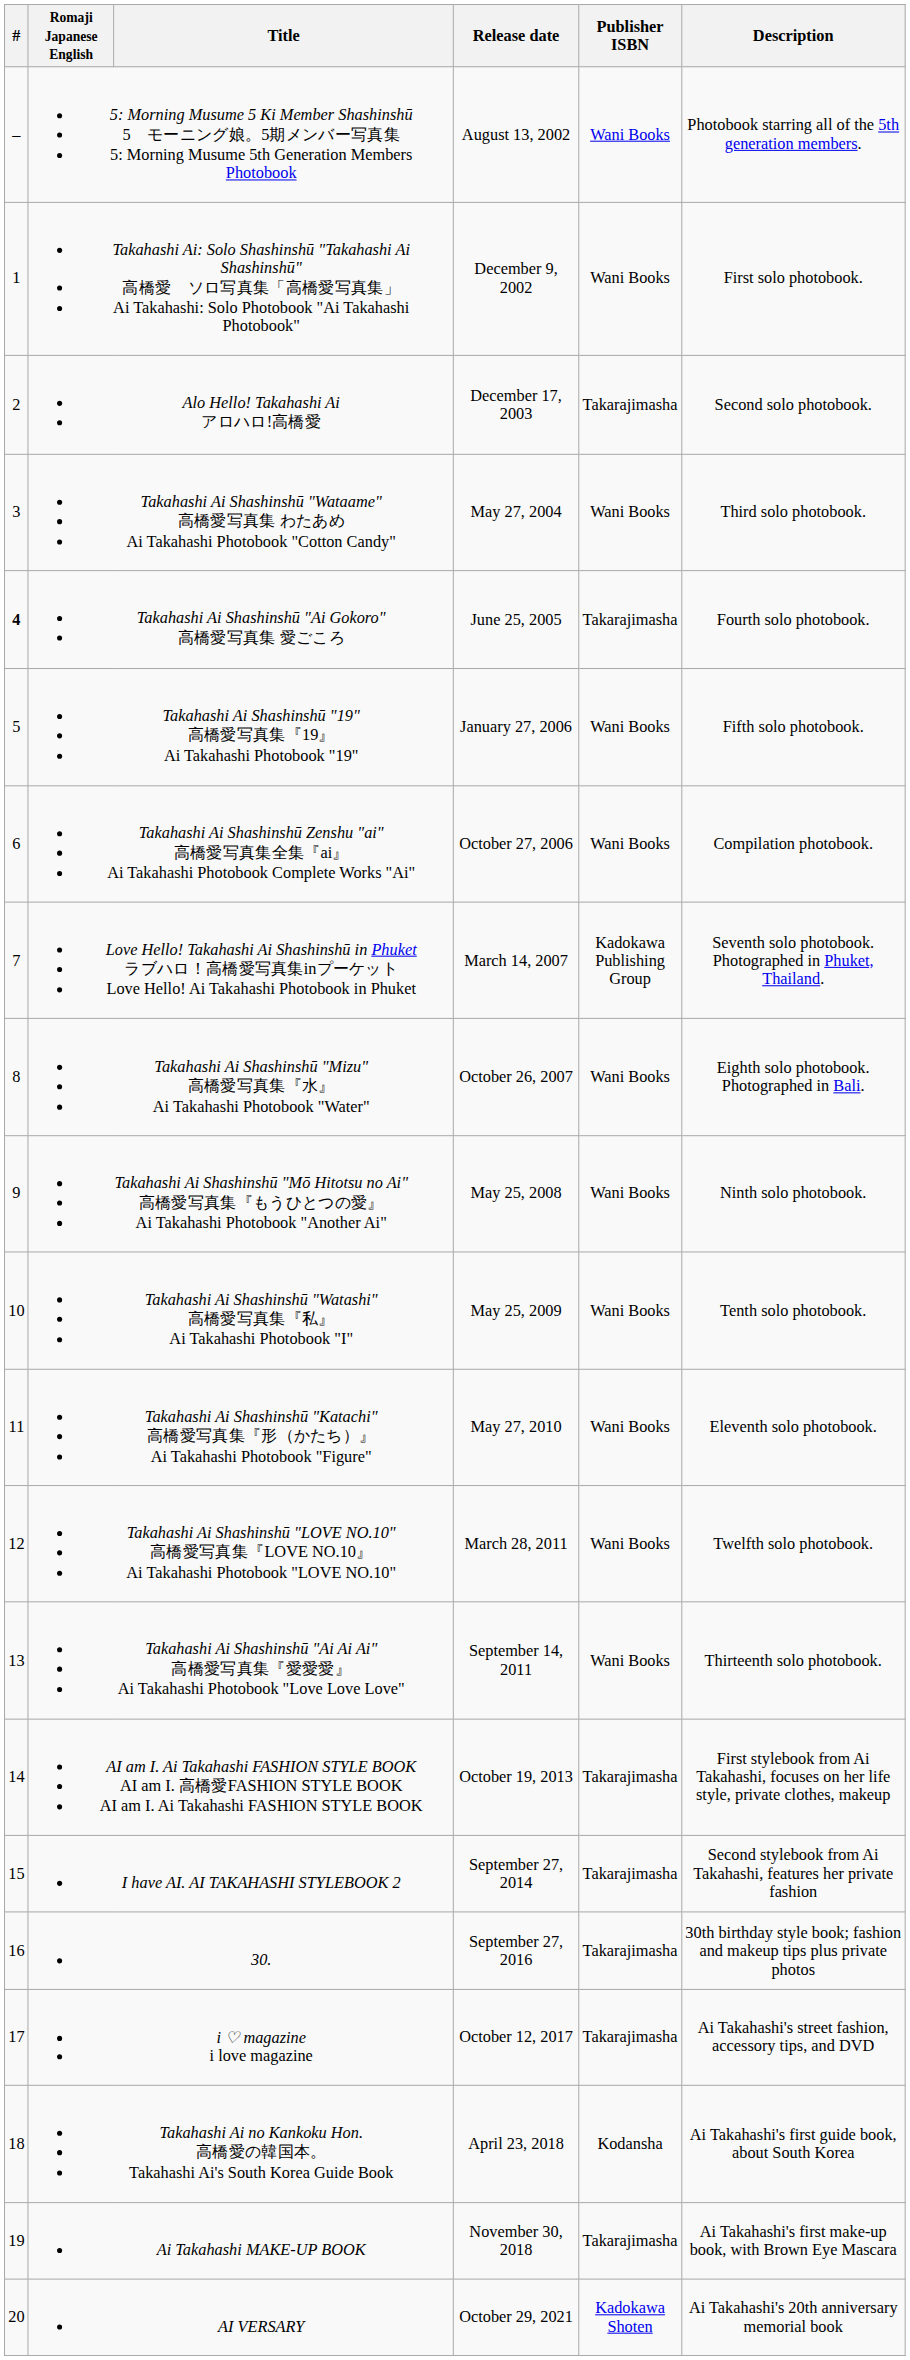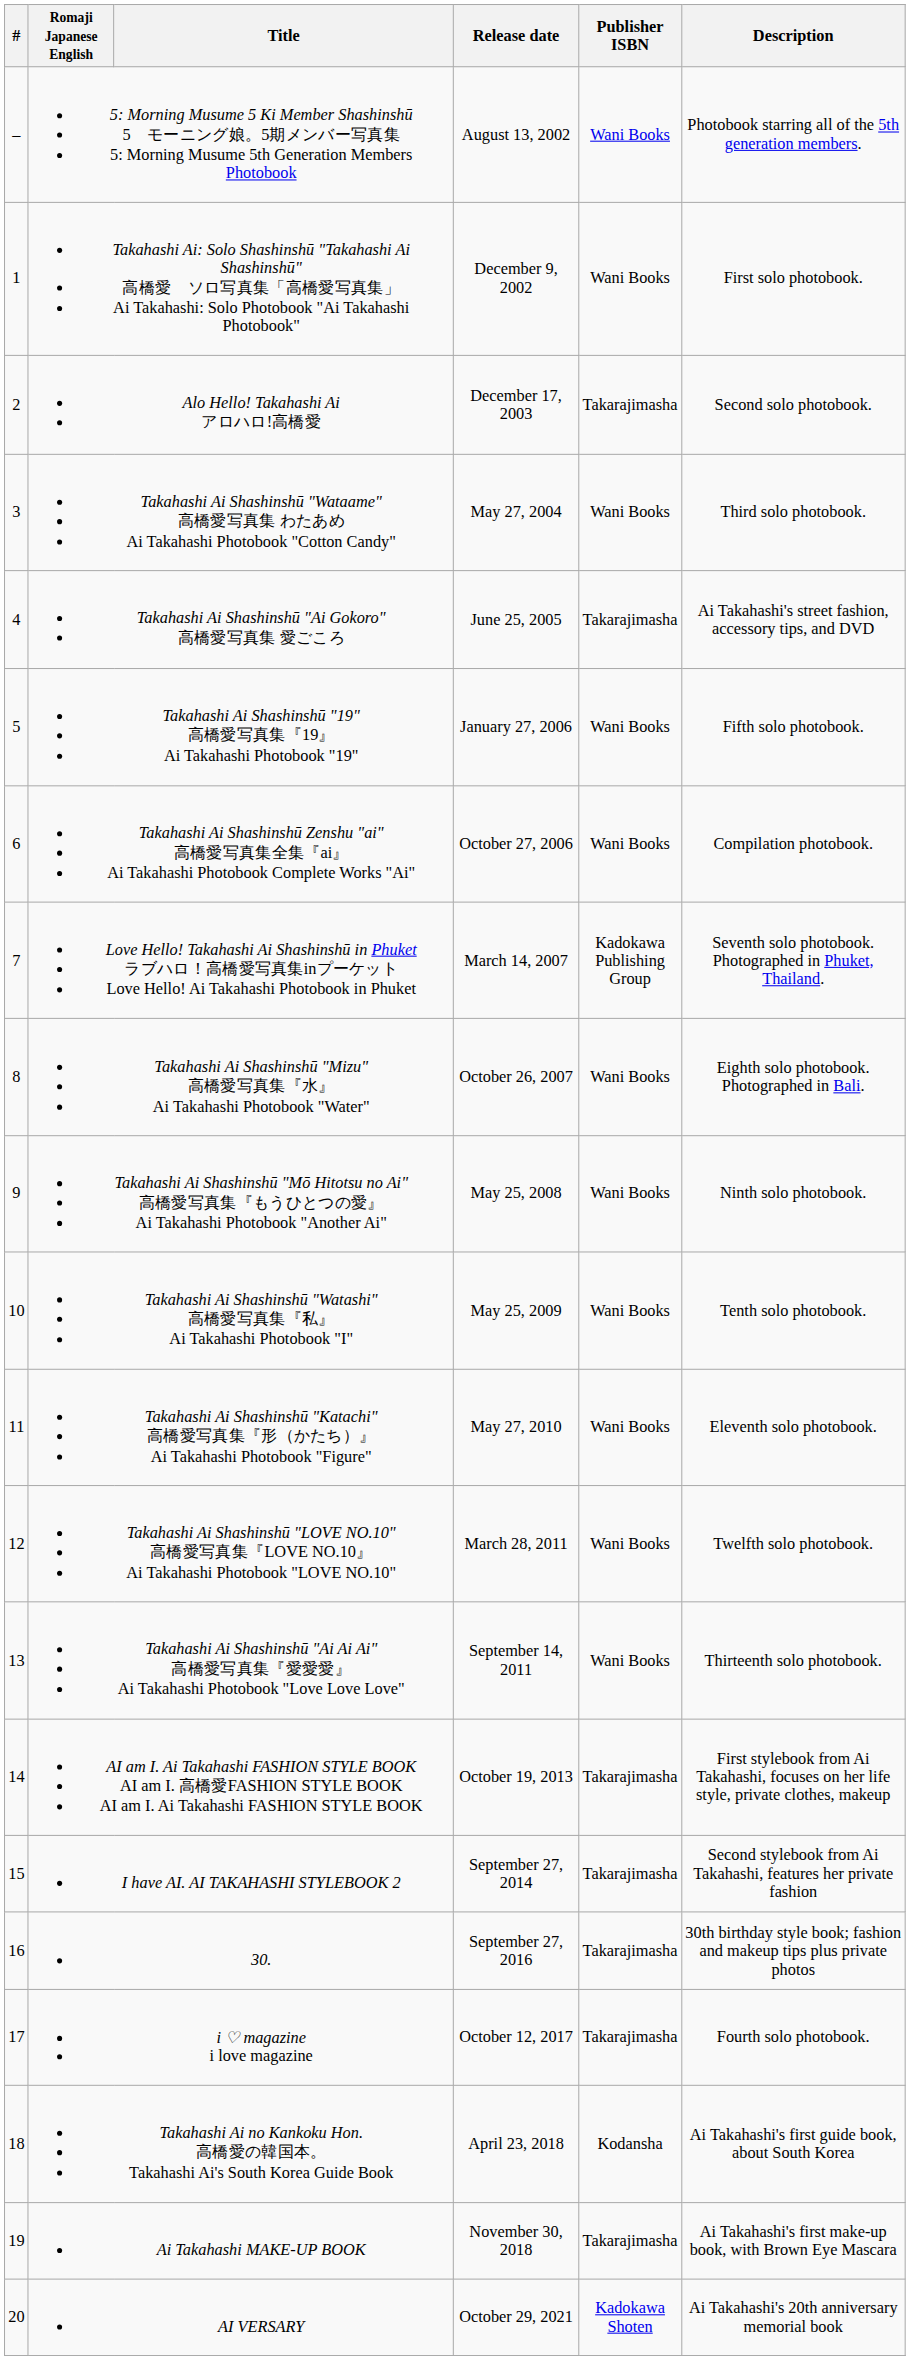(16, 619) bold -> (16, 619) normal
(793, 619) Fourth solo photobook. -> (793, 619) Ai Takahashi's street fashion, accessory tips, and DVD
(793, 2037) Ai Takahashi's street fashion, accessory tips, and DVD -> (793, 2037) Fourth solo photobook.
